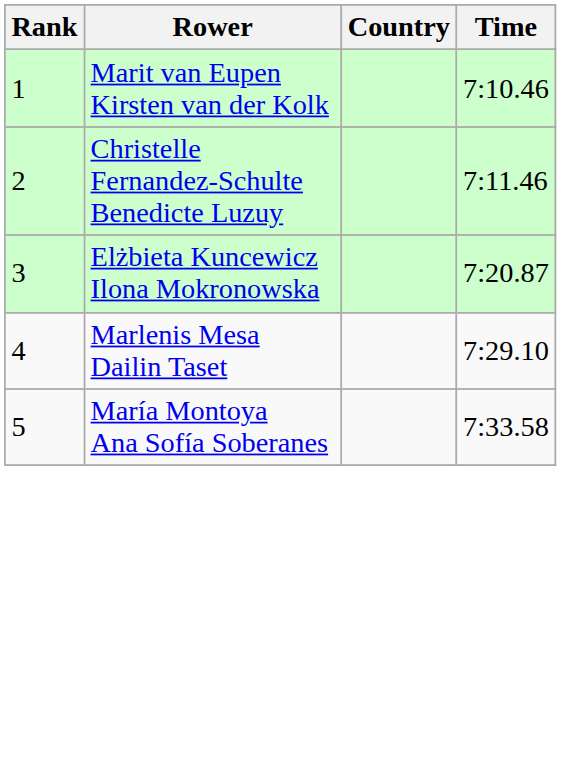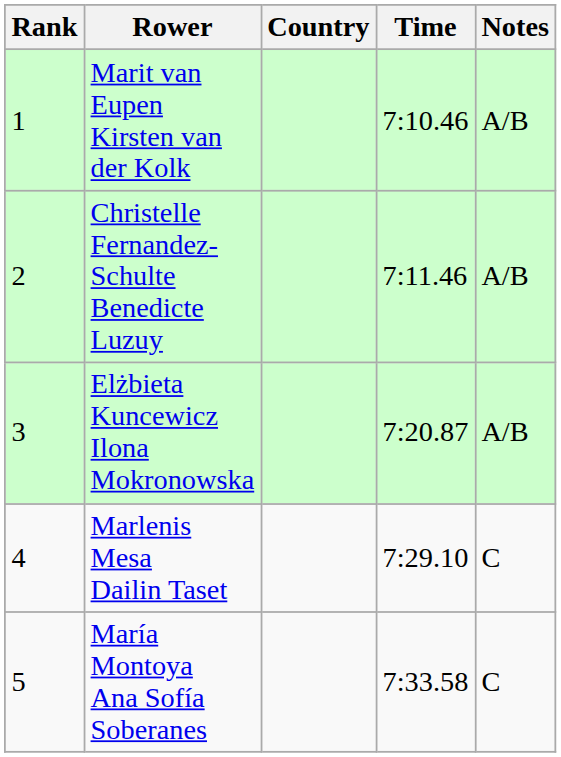+ column: (515, 26)
